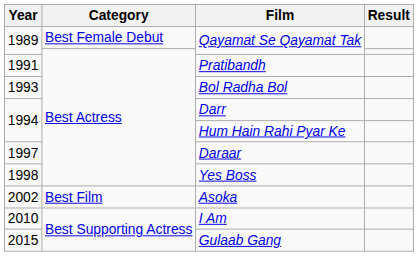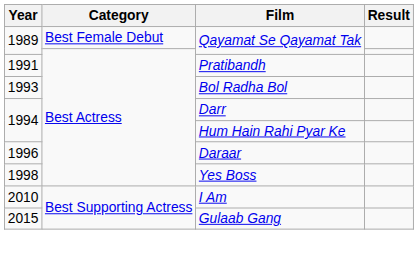(23, 153) 1997 -> (23, 153) 1996
- row: (74, 197)
